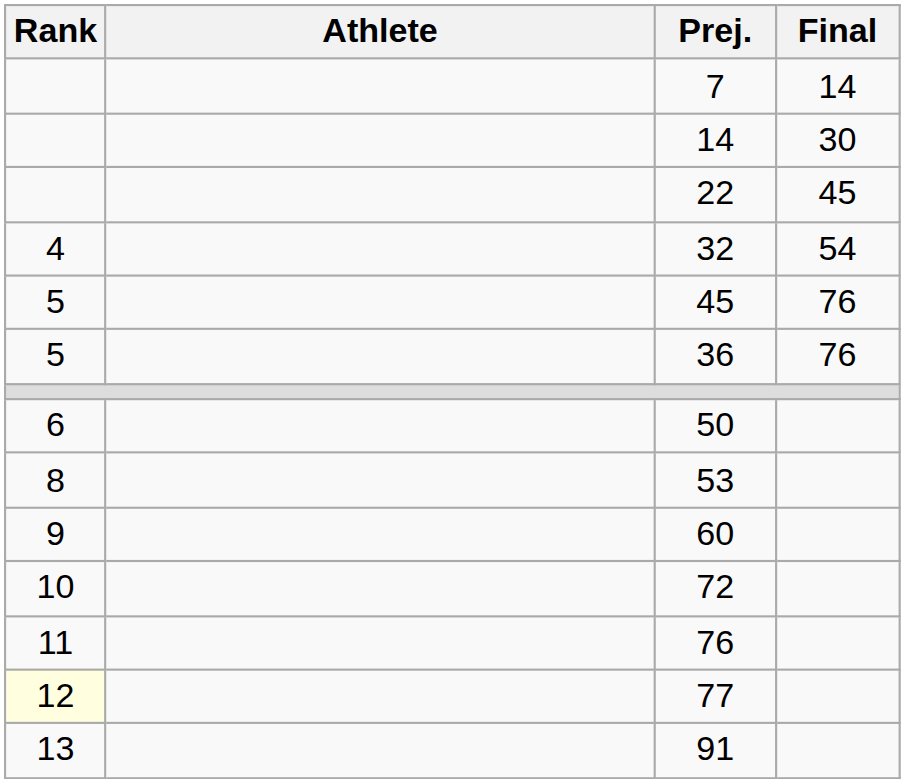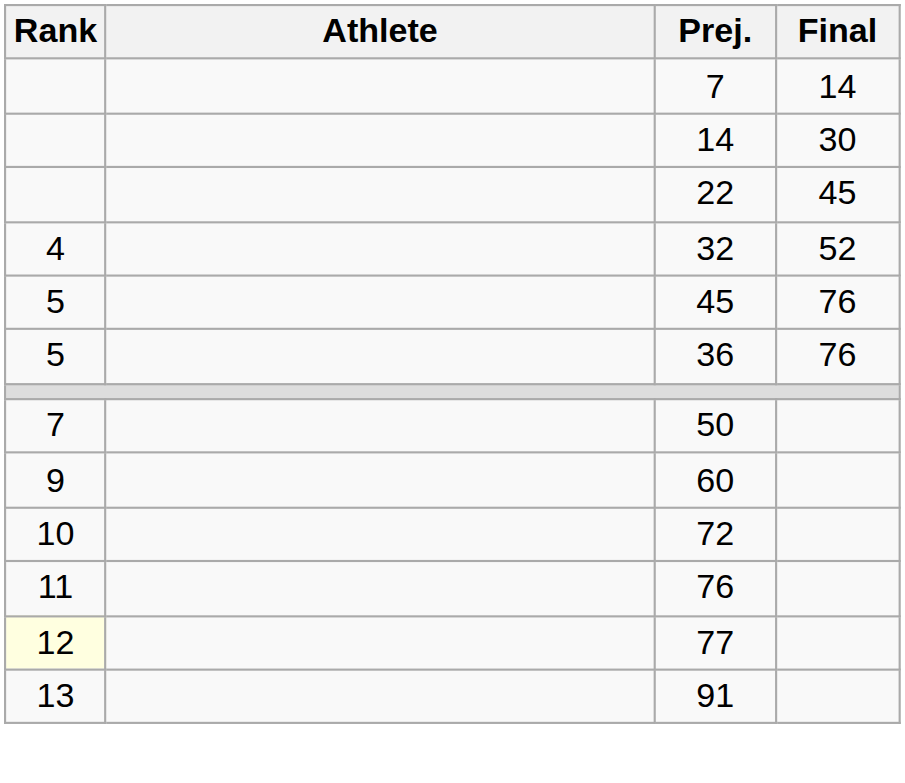(837, 247) 54 -> (837, 247) 52
(56, 425) 6 -> (56, 425) 7
- row: (715, 479)
